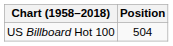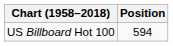(143, 31) 504 -> (143, 31) 594
